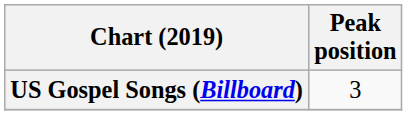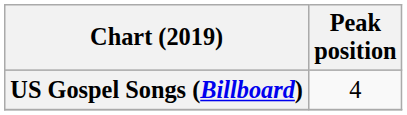(355, 89) 3 -> (355, 89) 4
